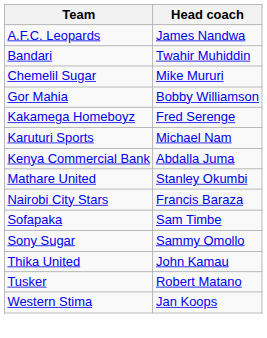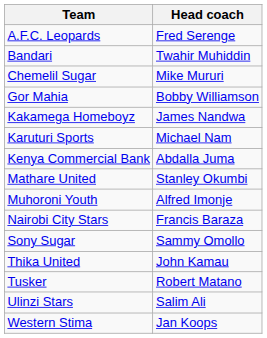(201, 35) James Nandwa -> (196, 35) Fred Serenge
(196, 117) Fred Serenge -> (201, 117) James Nandwa
+ row: (52, 199)
- row: (35, 220)
+ row: (40, 302)
